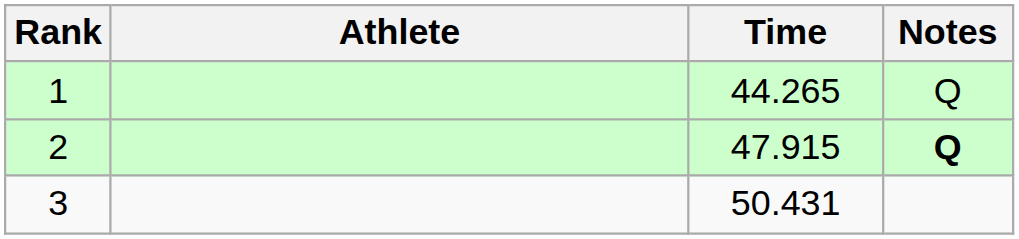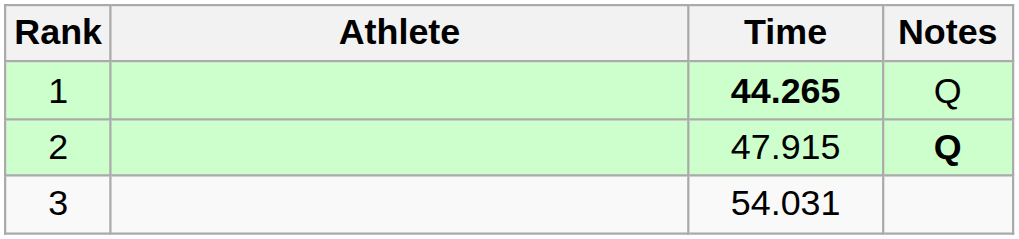(786, 89) normal -> (786, 89) bold
(786, 203) 50.431 -> (786, 203) 54.031
